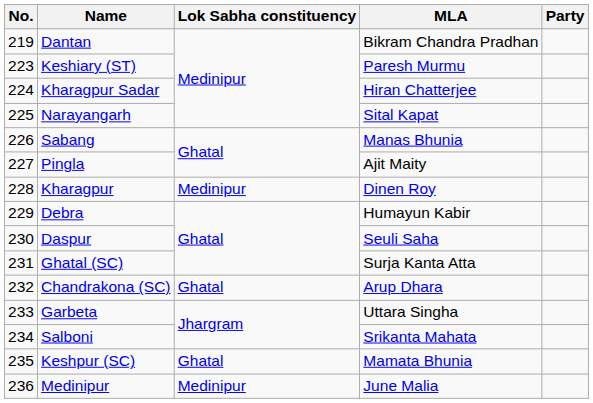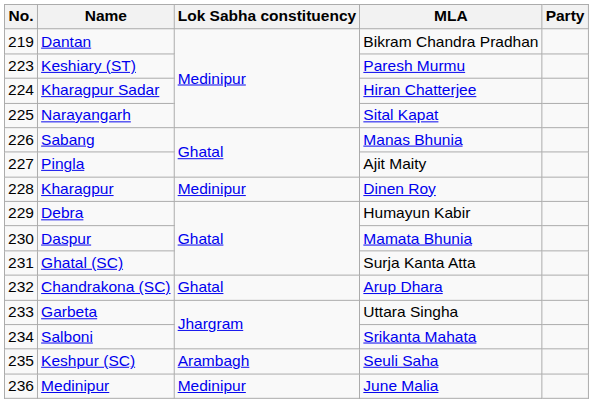(401, 238) Seuli Saha -> (418, 238) Mamata Bhunia
(201, 361) Ghatal -> (213, 361) Arambagh
(418, 361) Mamata Bhunia -> (401, 361) Seuli Saha
